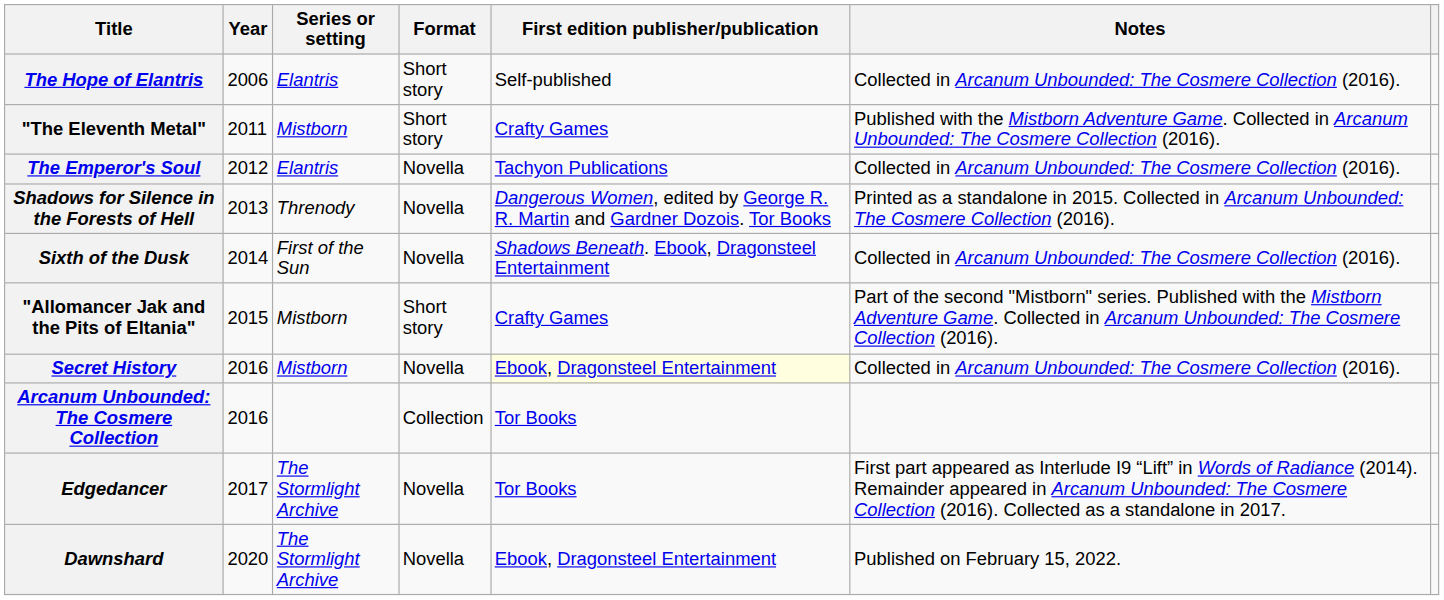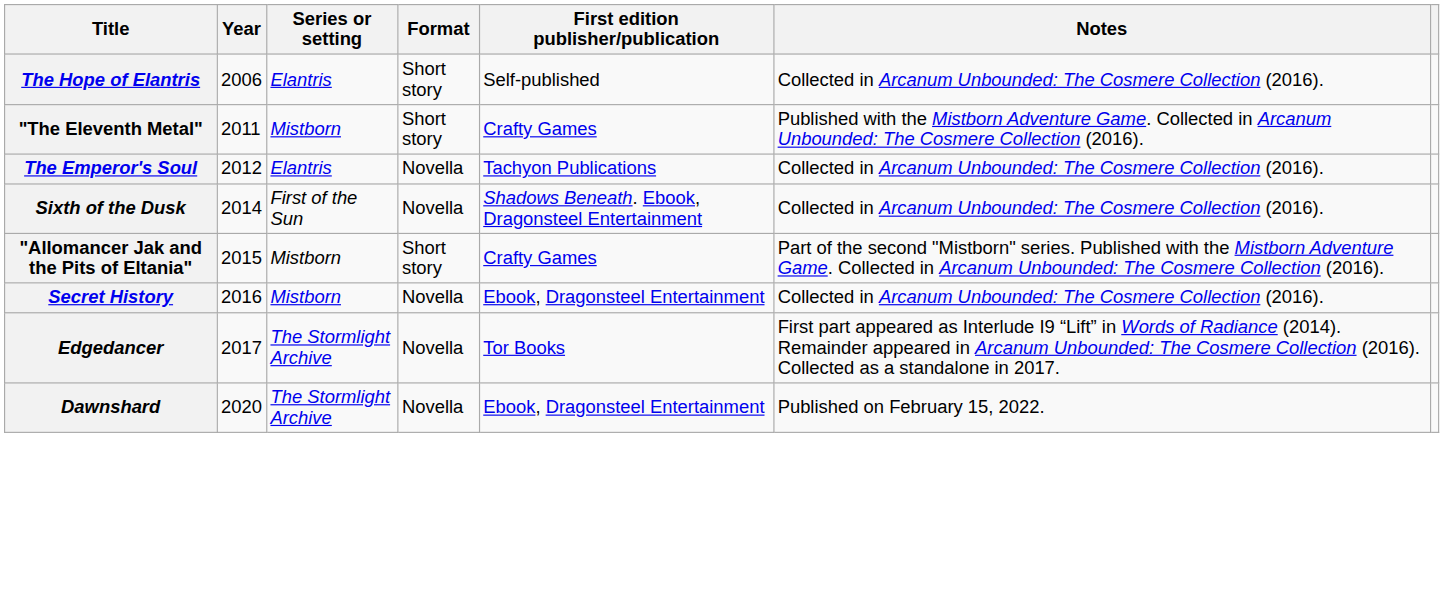- row: (114, 208)
(635, 368) lightyellow background -> (624, 297) no background
- row: (114, 418)
